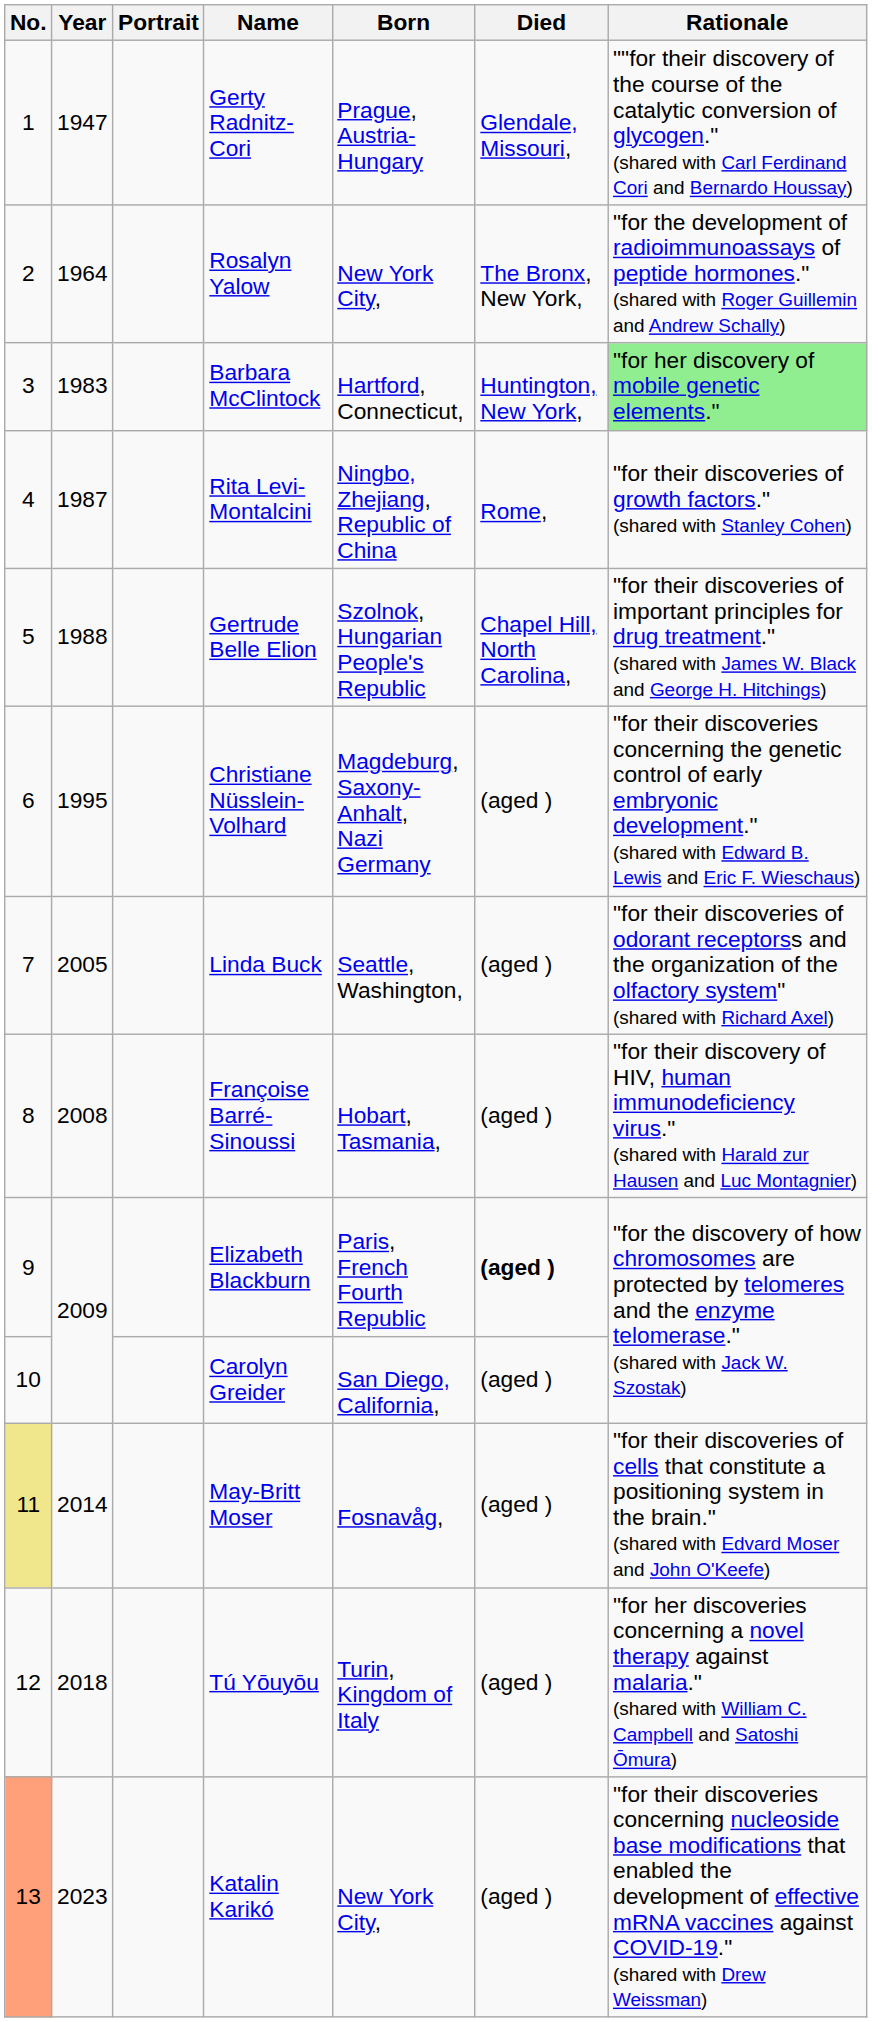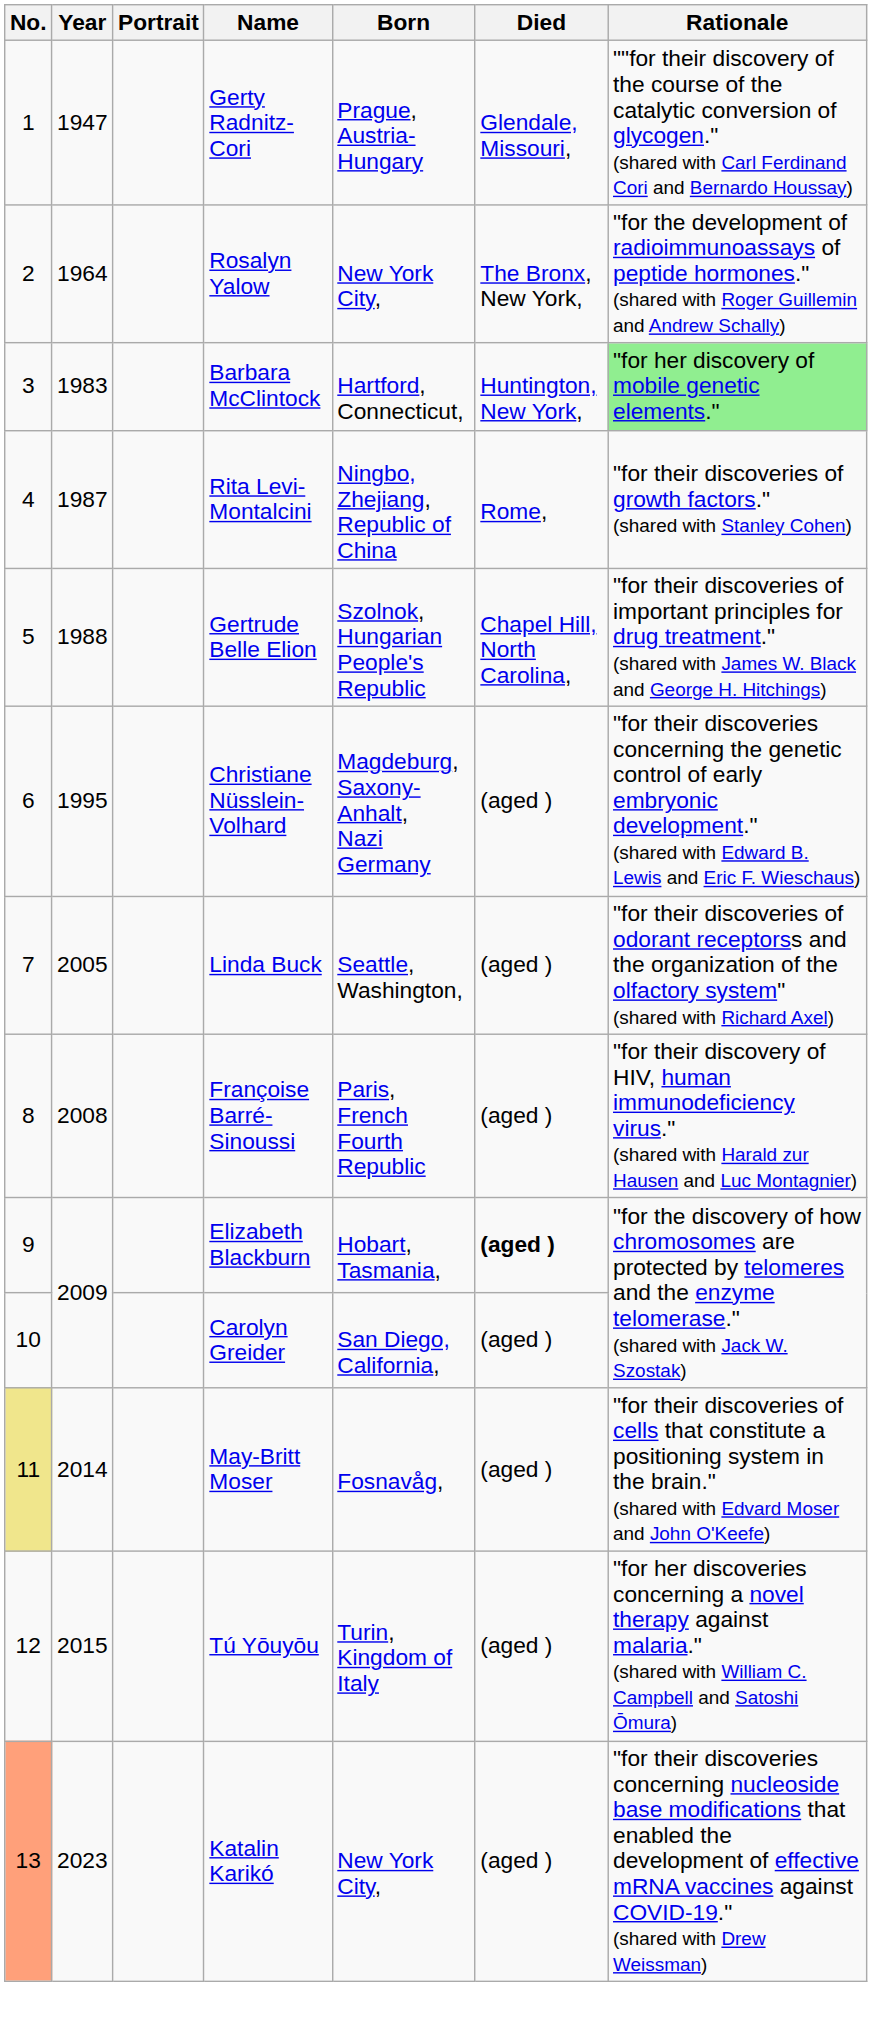(389, 1128) Hobart, Tasmania, -> (381, 1128) Paris, French Fourth Republic
(381, 1279) Paris, French Fourth Republic -> (389, 1257) Hobart, Tasmania,
(82, 1681) 2018 -> (82, 1645) 2015
